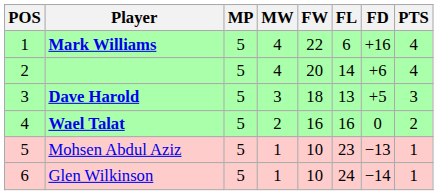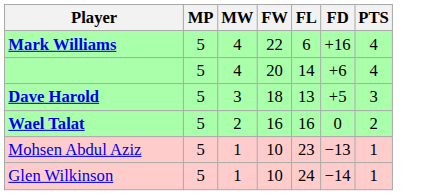- column: (25, 17)
